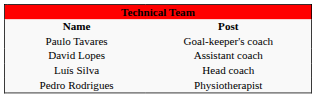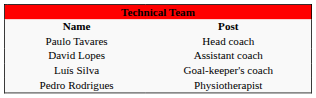(228, 41) Goal-keeper's coach -> (228, 41) Head coach
(228, 70) Head coach -> (228, 70) Goal-keeper's coach
